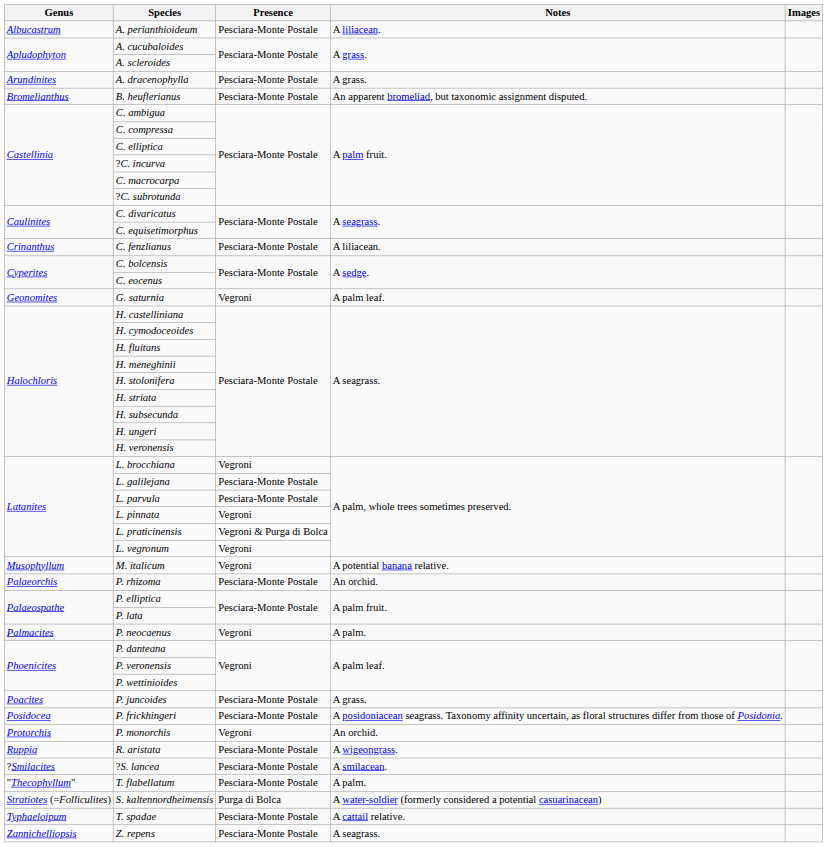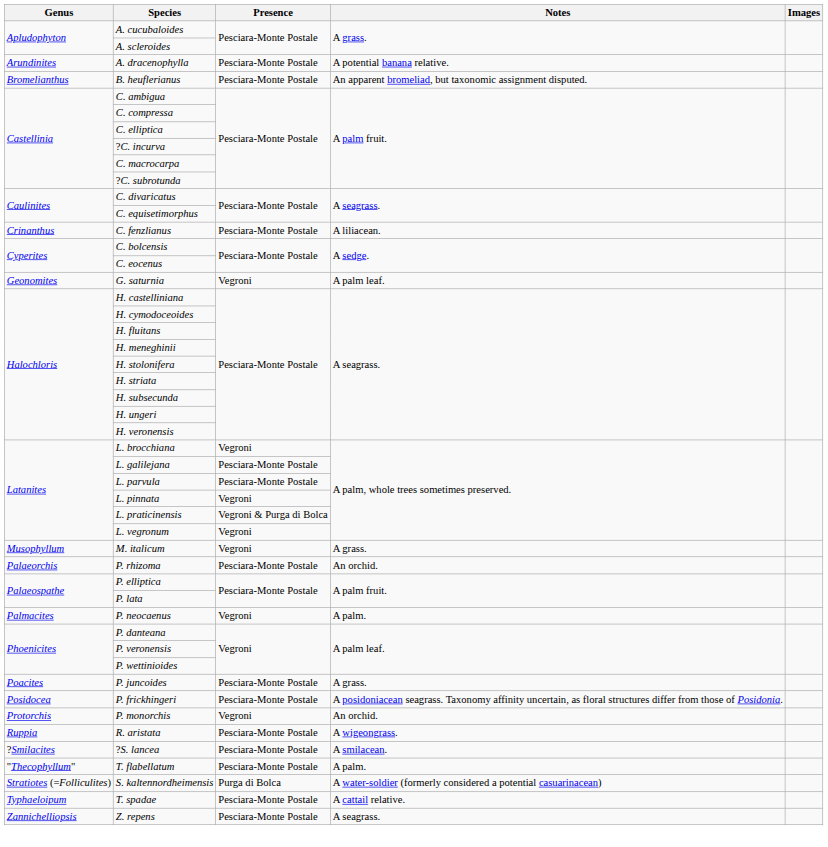- row: (157, 29)
(350, 79) A grass. -> (391, 63) A potential banana relative.
(391, 565) A potential banana relative. -> (350, 548) A grass.
